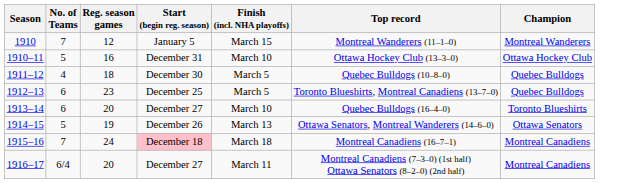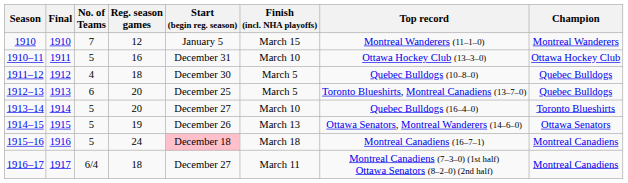+ column: (60, 18)
(109, 91) 23 -> (137, 91) 20
(63, 108) 6 -> (91, 108) 5
(63, 141) 7 -> (91, 141) 5
(109, 164) 20 -> (137, 164) 18
